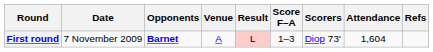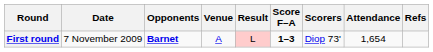(286, 39) normal -> (286, 39) bold
(373, 39) 1,604 -> (373, 39) 1,654
